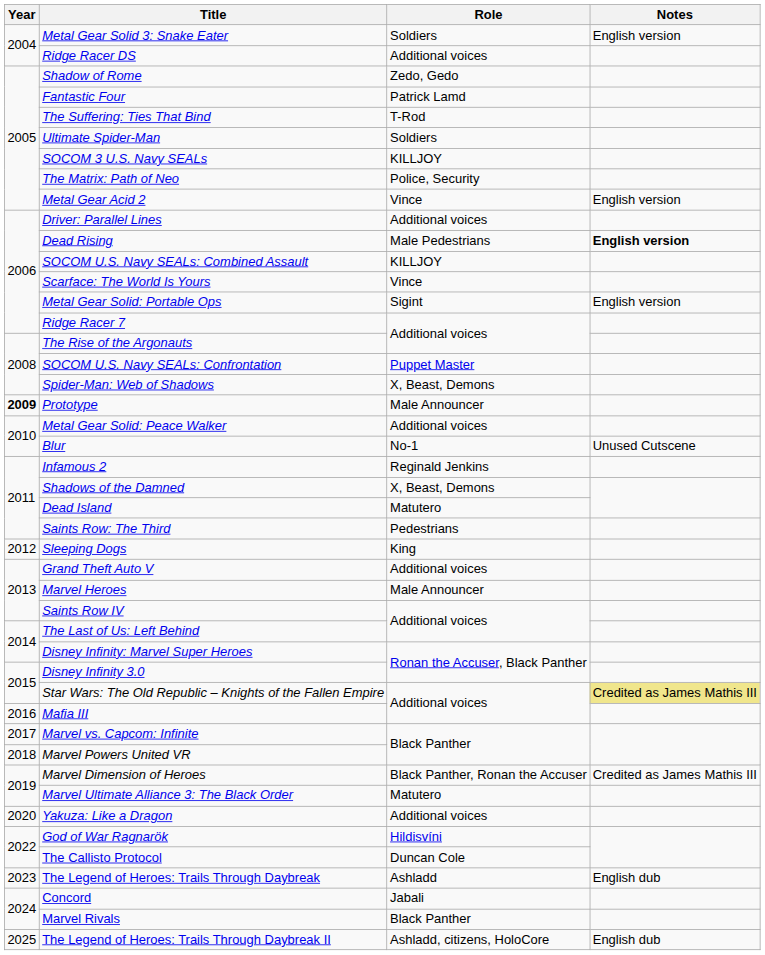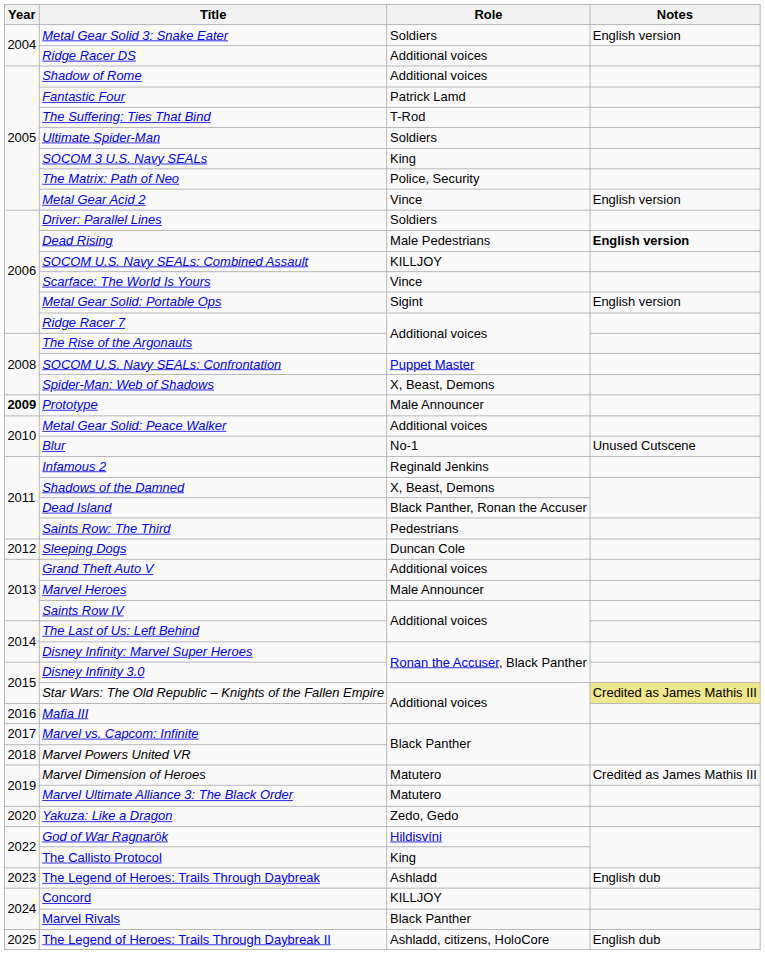(424, 76) Zedo, Gedo -> (439, 76) Additional voices
(416, 158) KILLJOY -> (403, 158) King
(439, 220) Additional voices -> (414, 220) Soldiers
(416, 508) Matutero -> (488, 508) Black Panther, Ronan the Accuser
(403, 549) King -> (428, 549) Duncan Cole
(488, 775) Black Panther, Ronan the Accuser -> (416, 775) Matutero
(439, 816) Additional voices -> (424, 816) Zedo, Gedo
(428, 857) Duncan Cole -> (403, 857) King
(407, 898) Jabali -> (416, 898) KILLJOY
